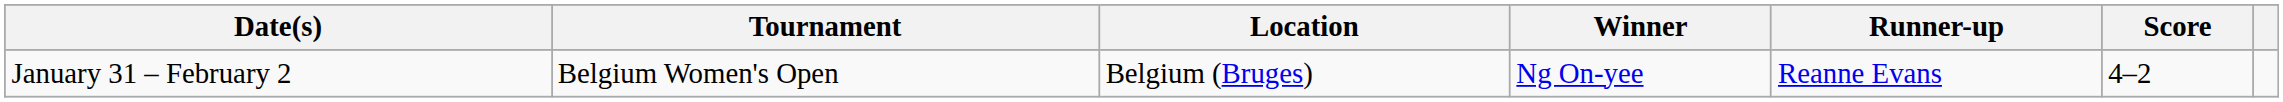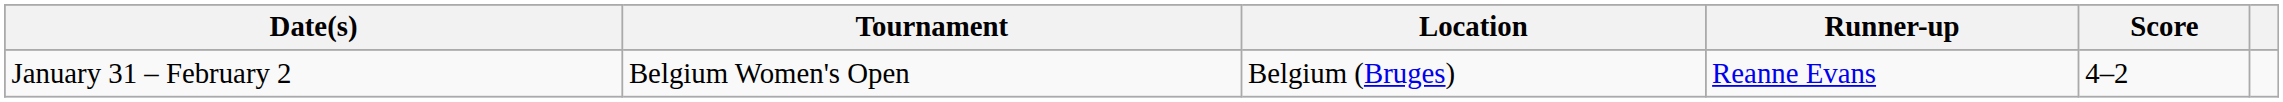- column: (1641, 27)
